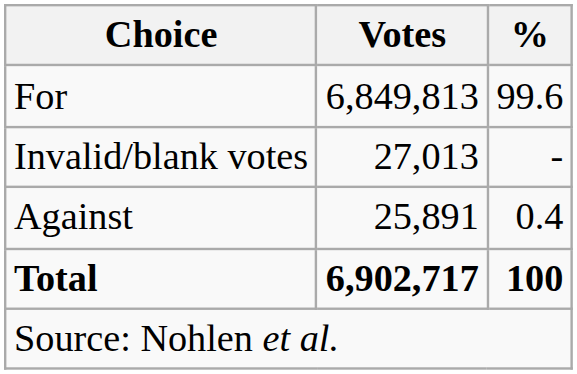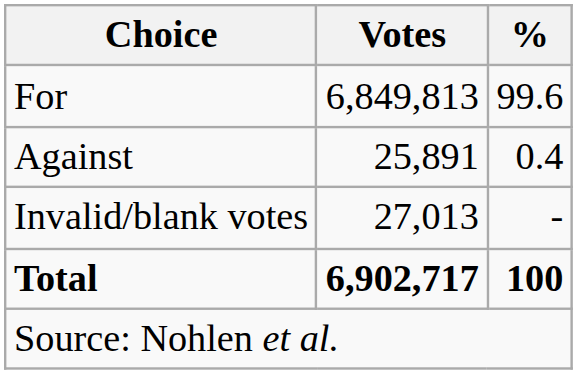rows swapped: (73, 216) <-> (161, 156)
